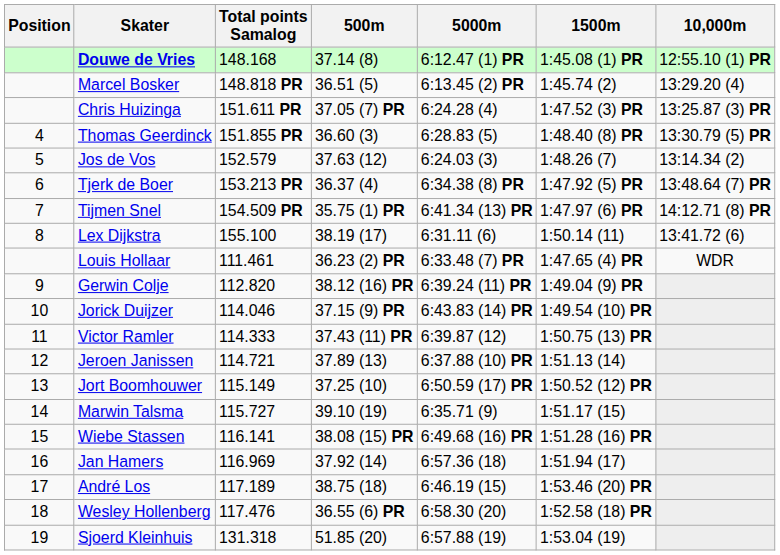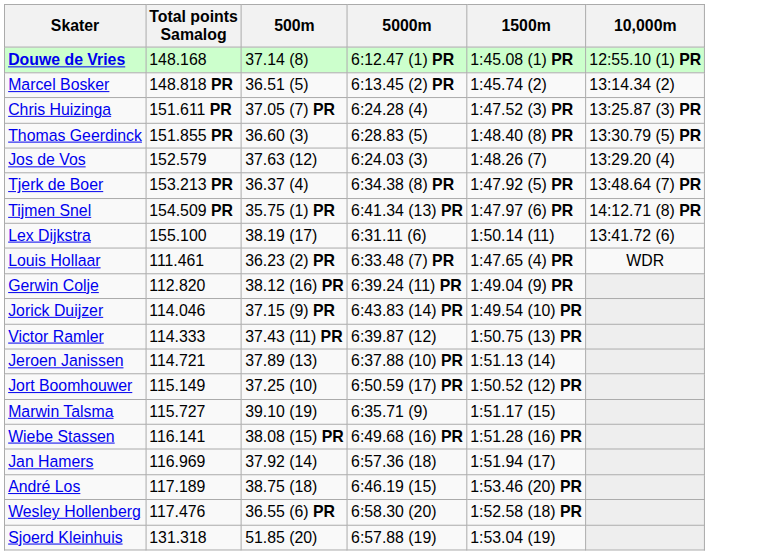- column: (39, 25)
(702, 85) 13:29.20 (4) -> (632, 85) 13:14.34 (2)
(702, 160) 13:14.34 (2) -> (632, 160) 13:29.20 (4)
